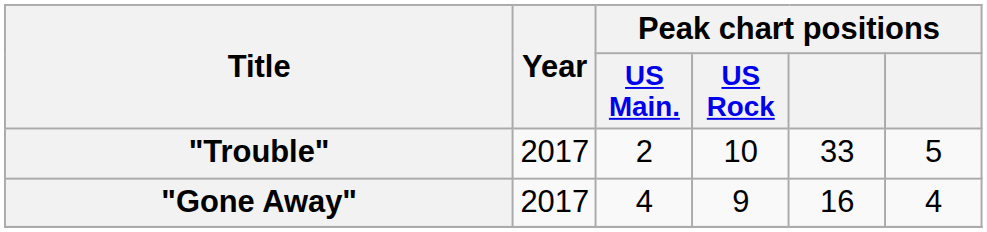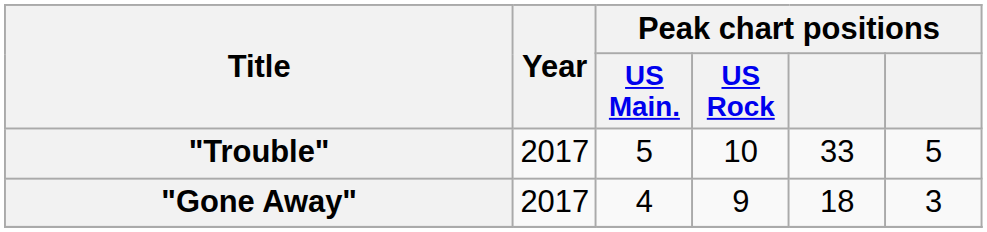(644, 152) 2 -> (644, 152) 5
(837, 201) 16 -> (837, 201) 18
(934, 201) 4 -> (934, 201) 3
